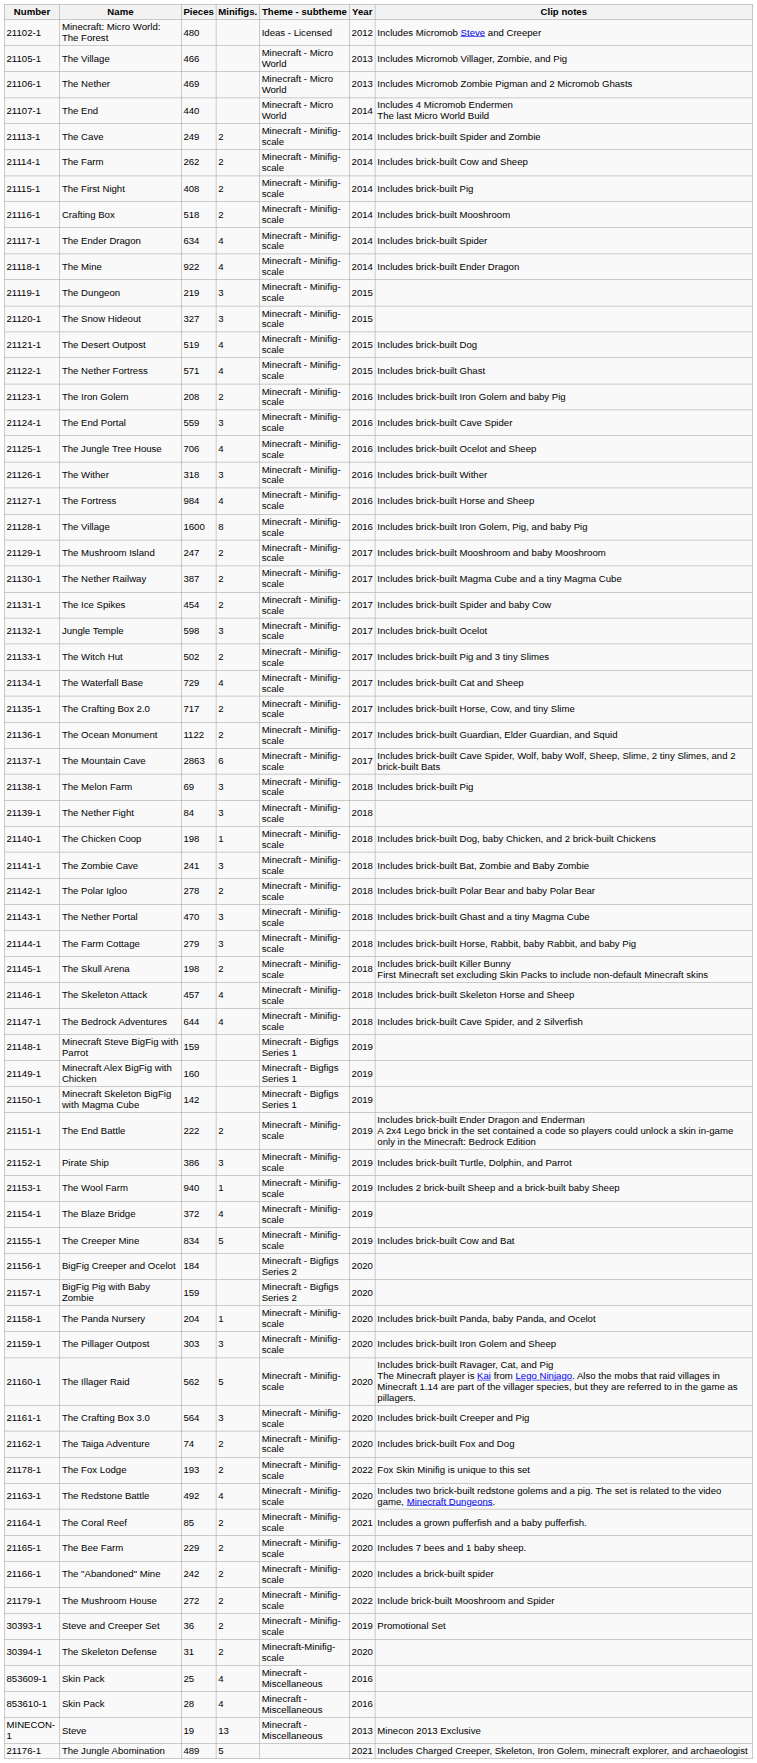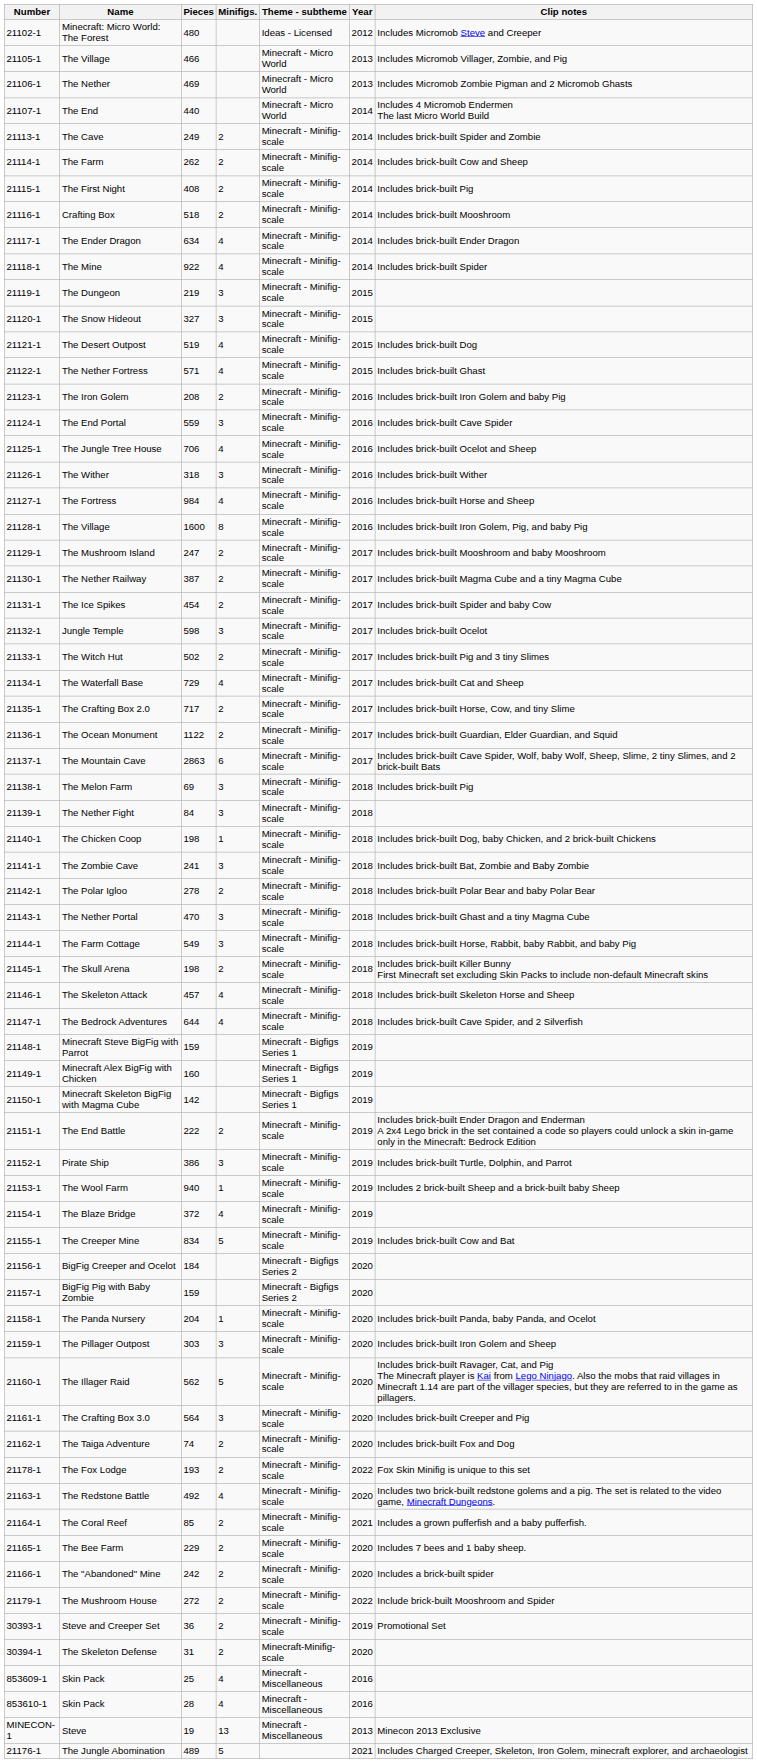(432, 240) Includes brick-built Spider -> (448, 240) Includes brick-built Ender Dragon
(448, 266) Includes brick-built Ender Dragon -> (432, 266) Includes brick-built Spider
(191, 943) 279 -> (191, 943) 549
